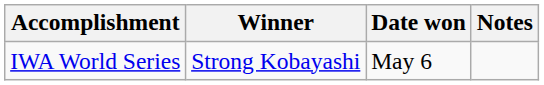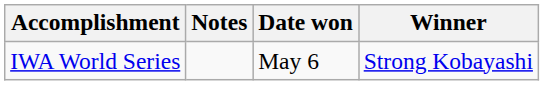columns swapped: (276, 23) <-> (505, 23)
